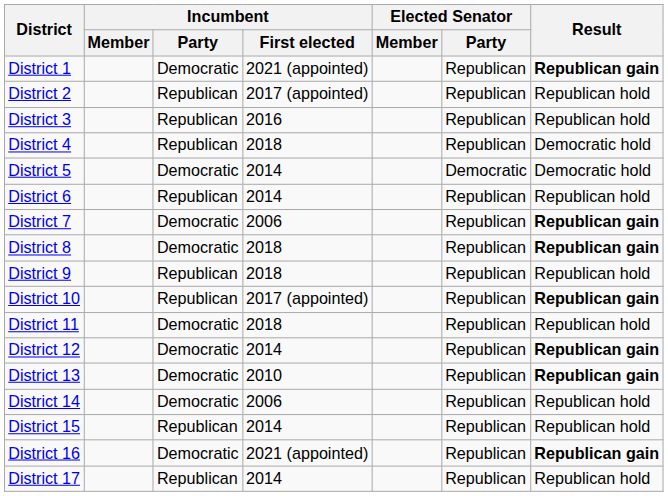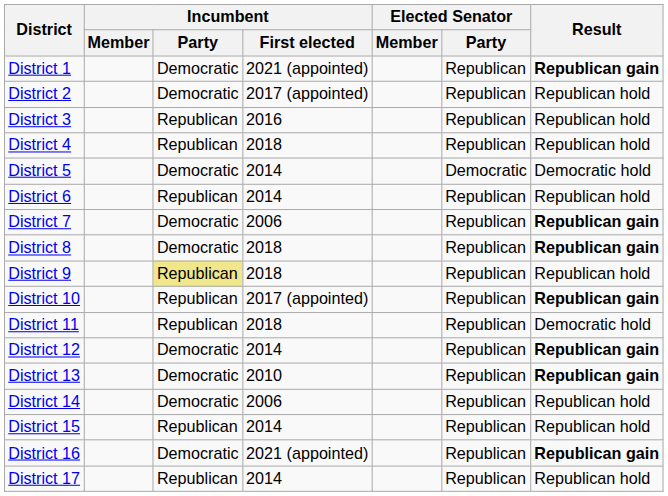(197, 94) Republican -> (198, 94) Democratic
(593, 145) Democratic hold -> (592, 145) Republican hold
(197, 273) no background -> (197, 273) khaki background
(198, 324) Democratic -> (197, 324) Republican
(592, 324) Republican hold -> (593, 324) Democratic hold
